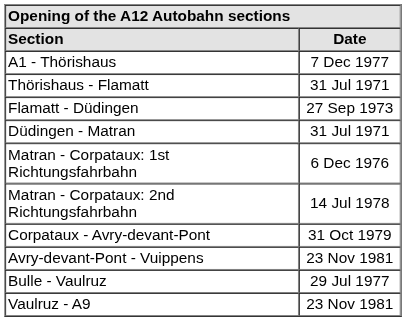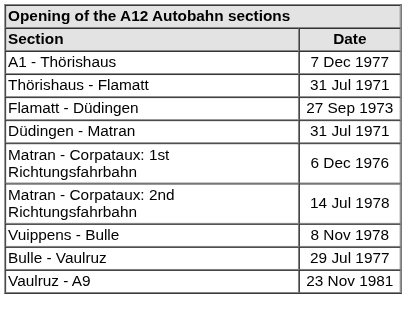- row: (109, 235)
- row: (106, 258)
+ row: (64, 235)
